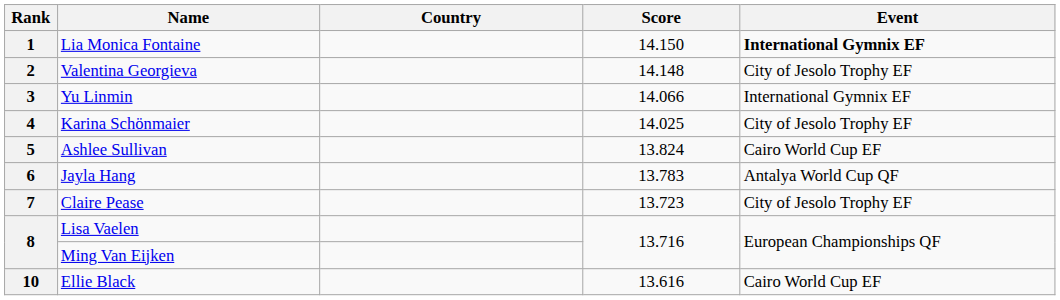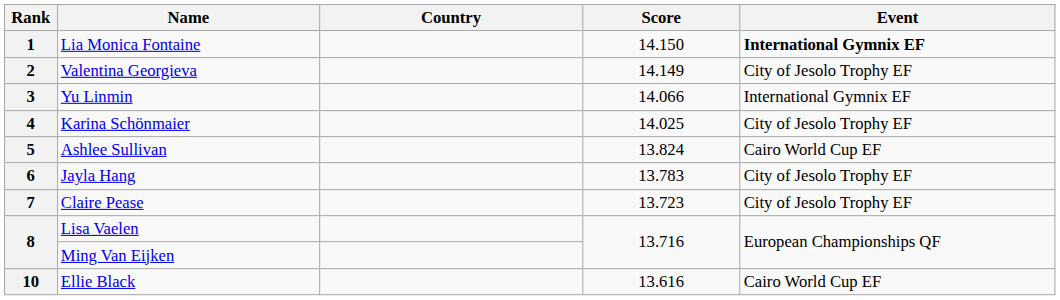(661, 70) 14.148 -> (661, 70) 14.149
(821, 176) Antalya World Cup QF -> (828, 176) City of Jesolo Trophy EF
